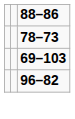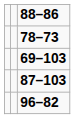+ row: (43, 80)
